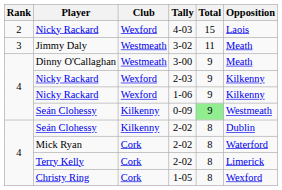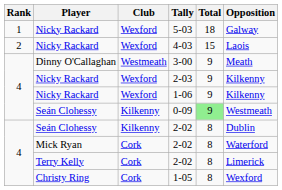+ row: (67, 29)
- row: (61, 45)
